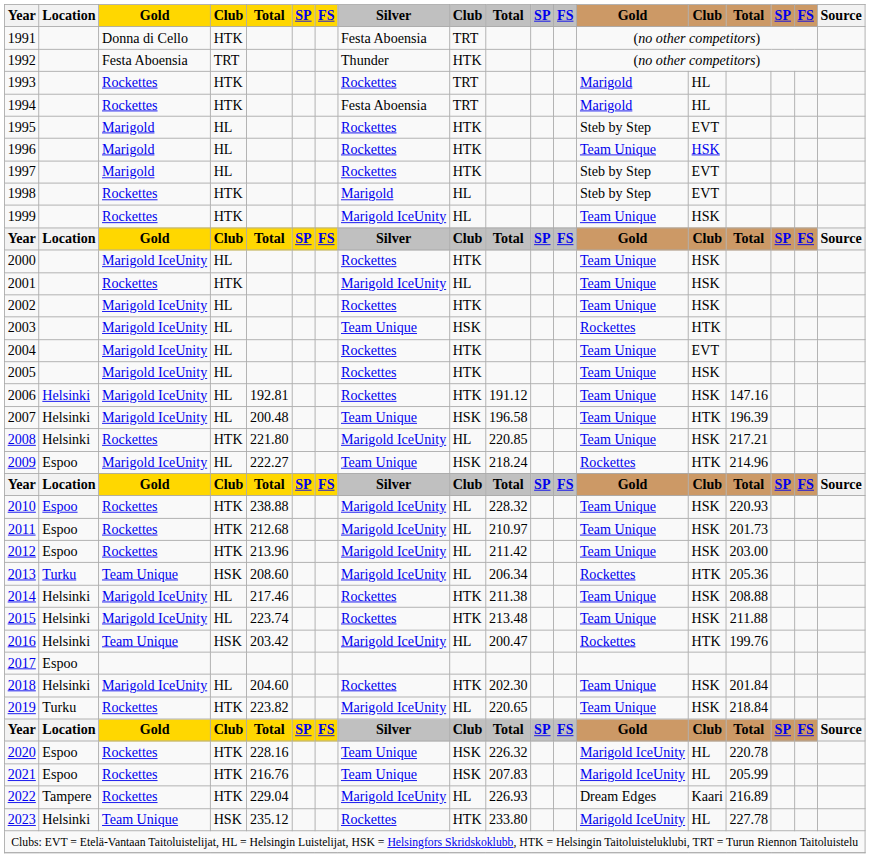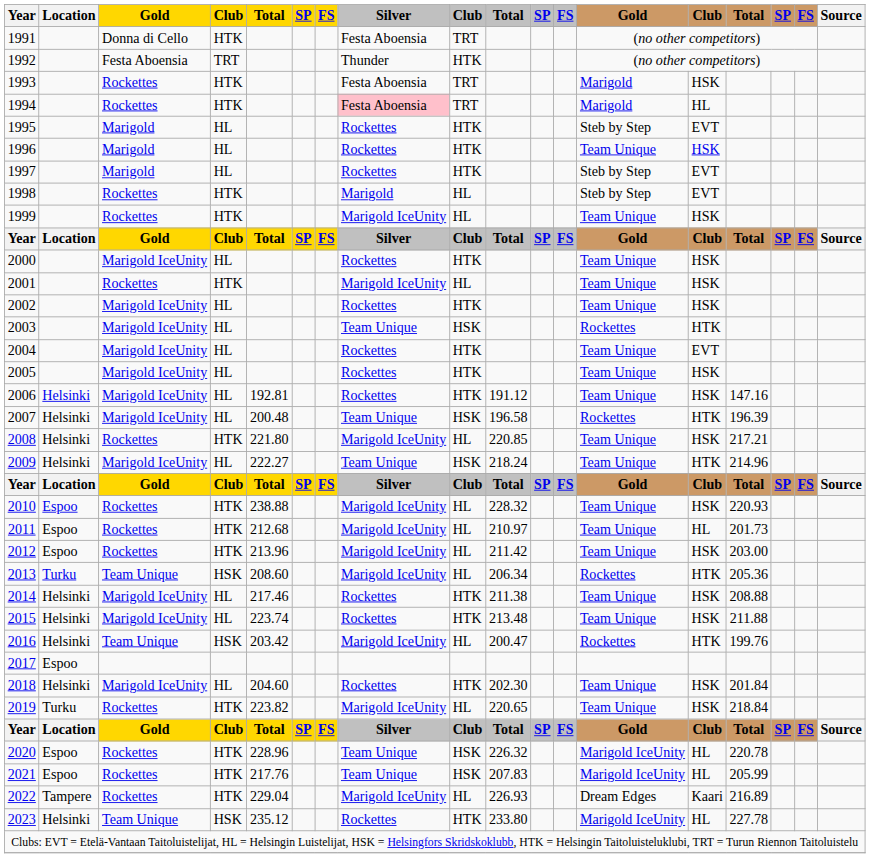(369, 82) Rockettes -> (384, 82) Festa Aboensia
(701, 82) HL -> (706, 82) HSK
(384, 104) no background -> (384, 104) pink background
(618, 417) Team Unique -> (608, 417) Rockettes
(60, 462) Espoo -> (66, 462) Helsinki
(608, 462) Rockettes -> (618, 462) Team Unique
(706, 529) HSK -> (701, 529) HL
(269, 752) 228.16 -> (269, 752) 228.96
(269, 774) 216.76 -> (269, 774) 217.76
